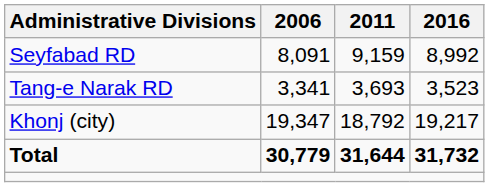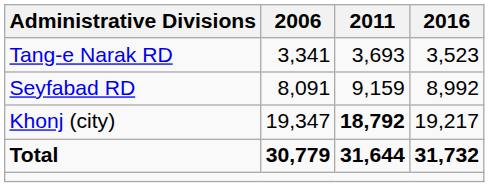rows swapped: (72, 54) <-> (91, 88)
(372, 121) normal -> (372, 121) bold
